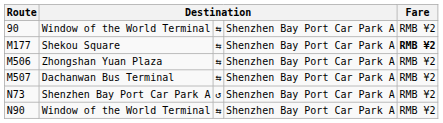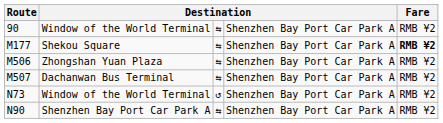(126, 94) Shenzhen Bay Port Car Park A -> (126, 94) Window of the World Terminal
(126, 110) Window of the World Terminal -> (126, 110) Shenzhen Bay Port Car Park A
